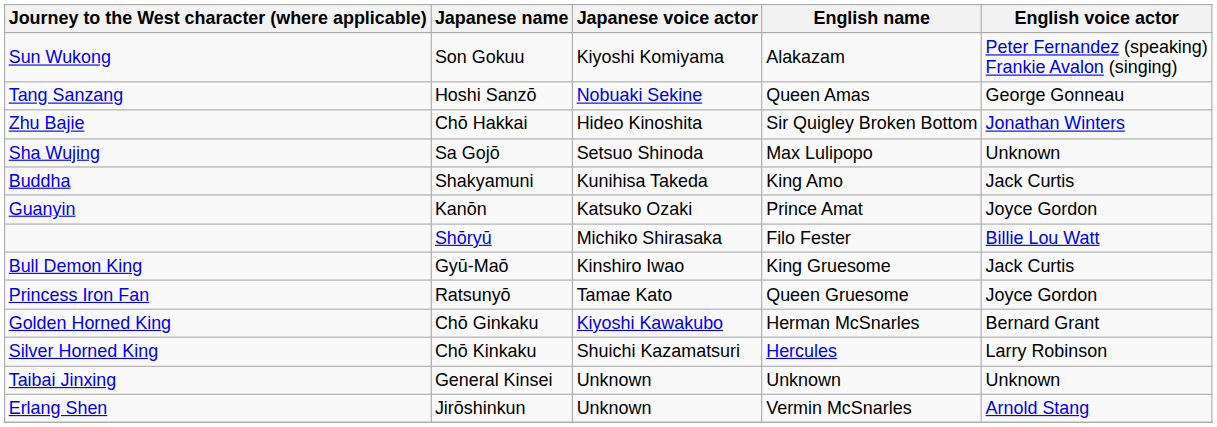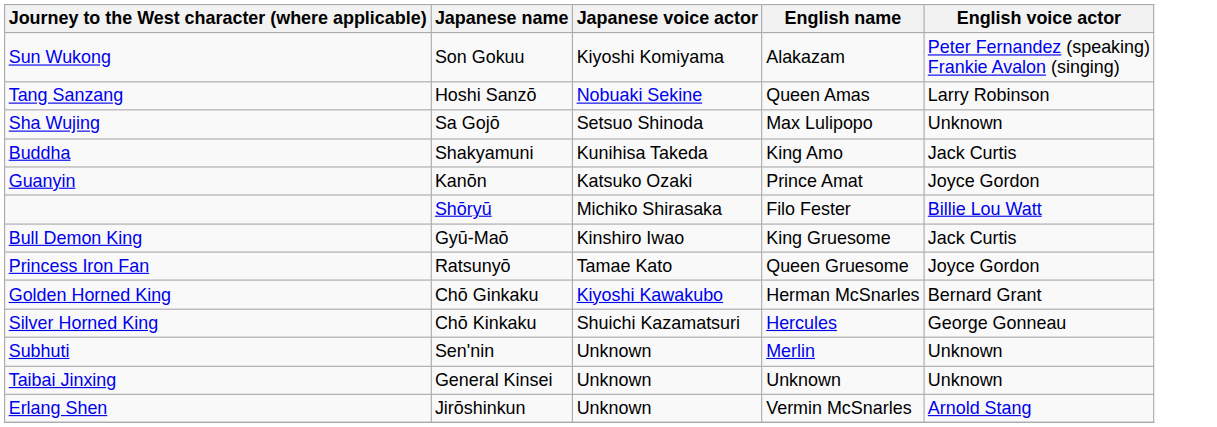(1055, 95) George Gonneau -> (989, 95) Larry Robinson
- row: (47, 124)
(1046, 351) Larry Robinson -> (997, 323) George Gonneau
+ row: (39, 351)
